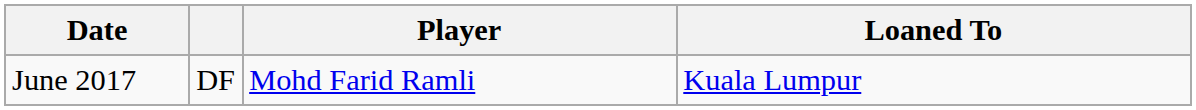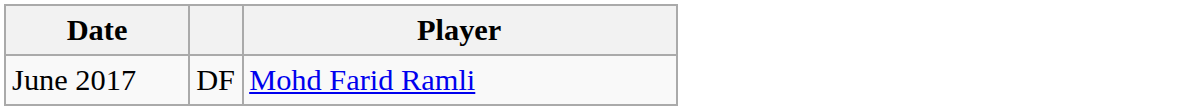- column: (933, 29)
